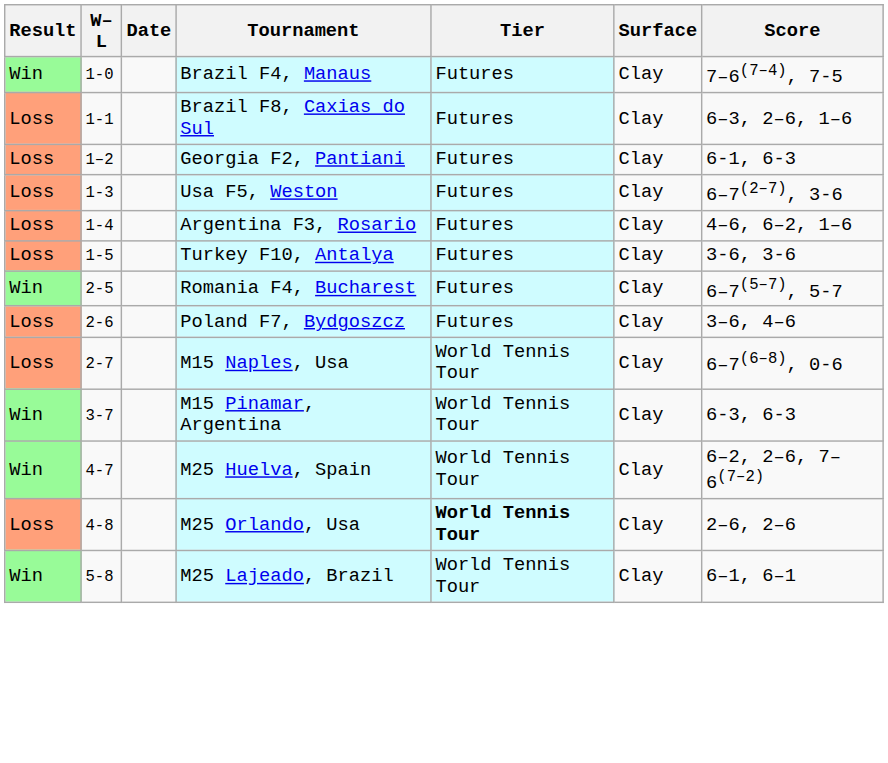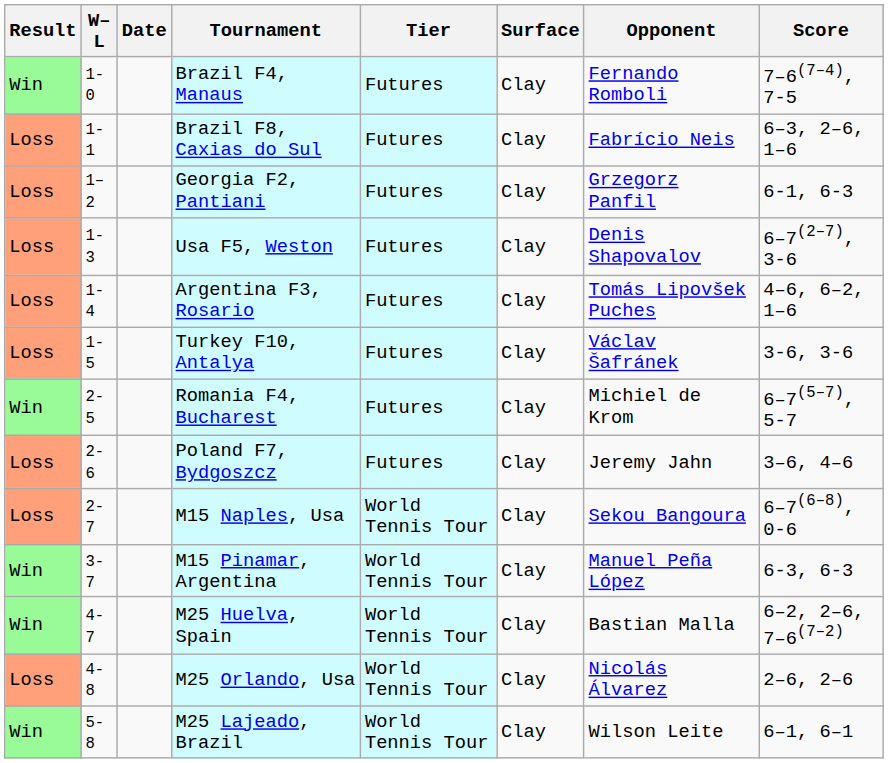+ column: (671, 31)
(503, 524) bold -> (427, 680) normal
